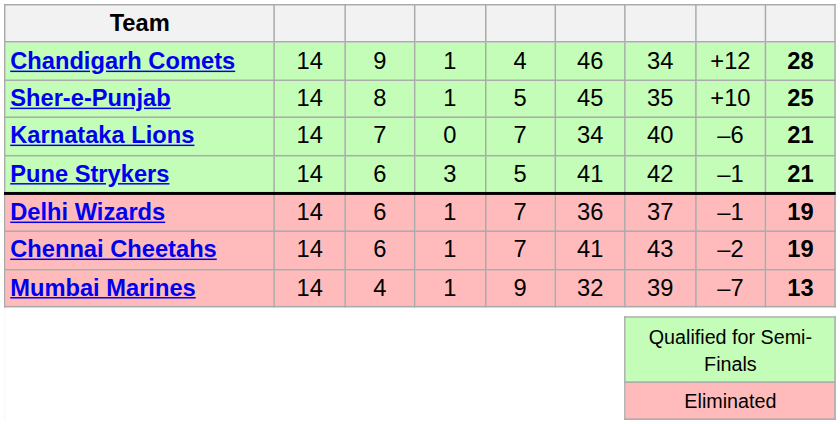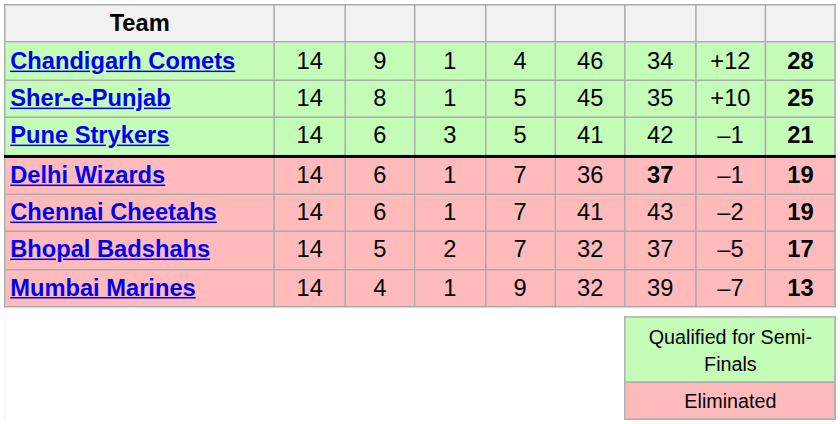- row: (102, 135)
(660, 212) normal -> (660, 174) bold
+ row: (110, 250)
